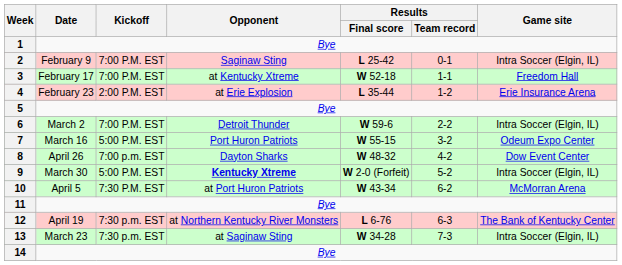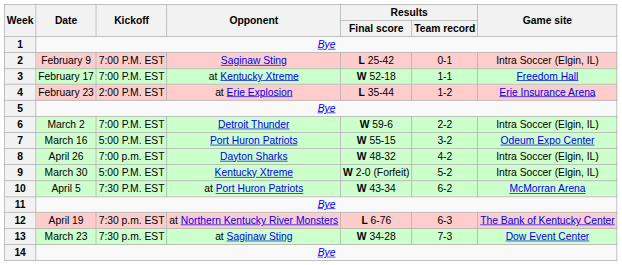(547, 156) Dow Event Center -> (547, 156) Intra Soccer (Elgin, IL)
(254, 172) bold -> (254, 172) normal
(547, 236) Intra Soccer (Elgin, IL) -> (547, 236) Dow Event Center
